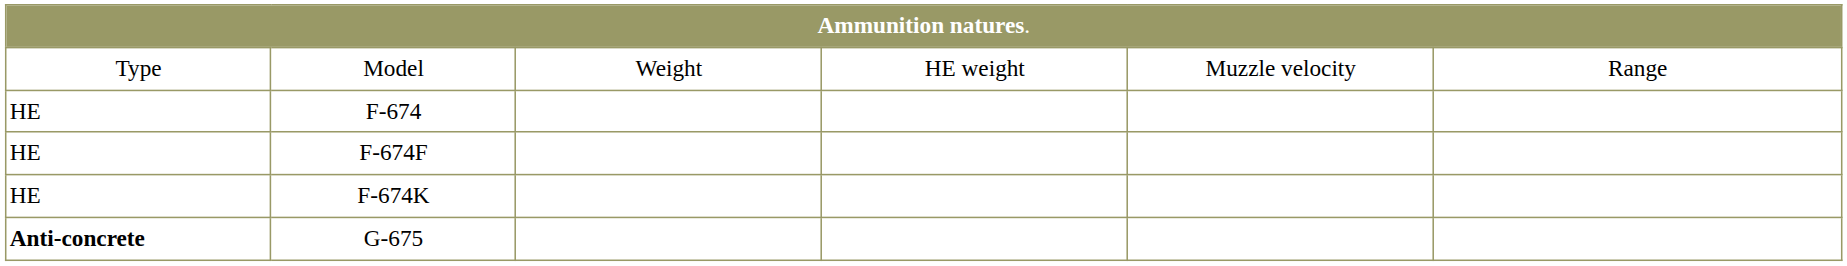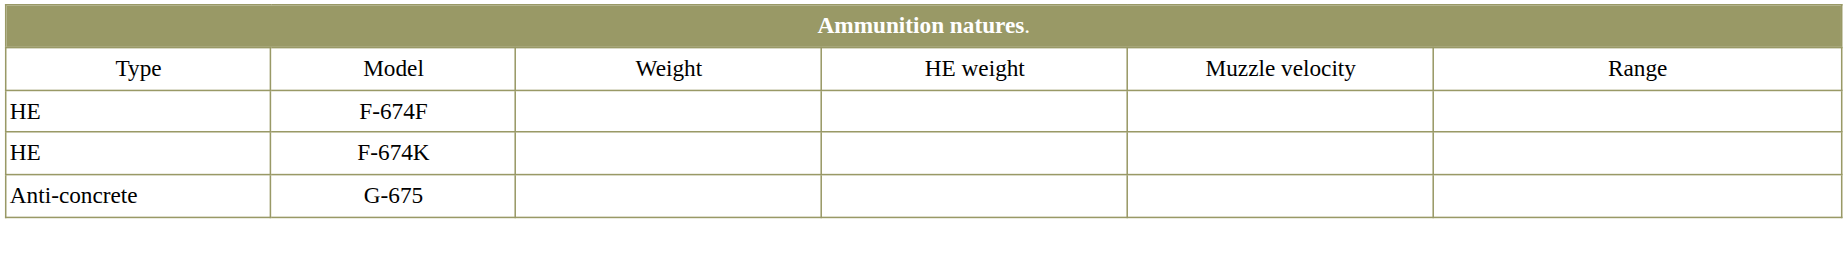- row: (394, 110)
(77, 237) bold -> (74, 195) normal
